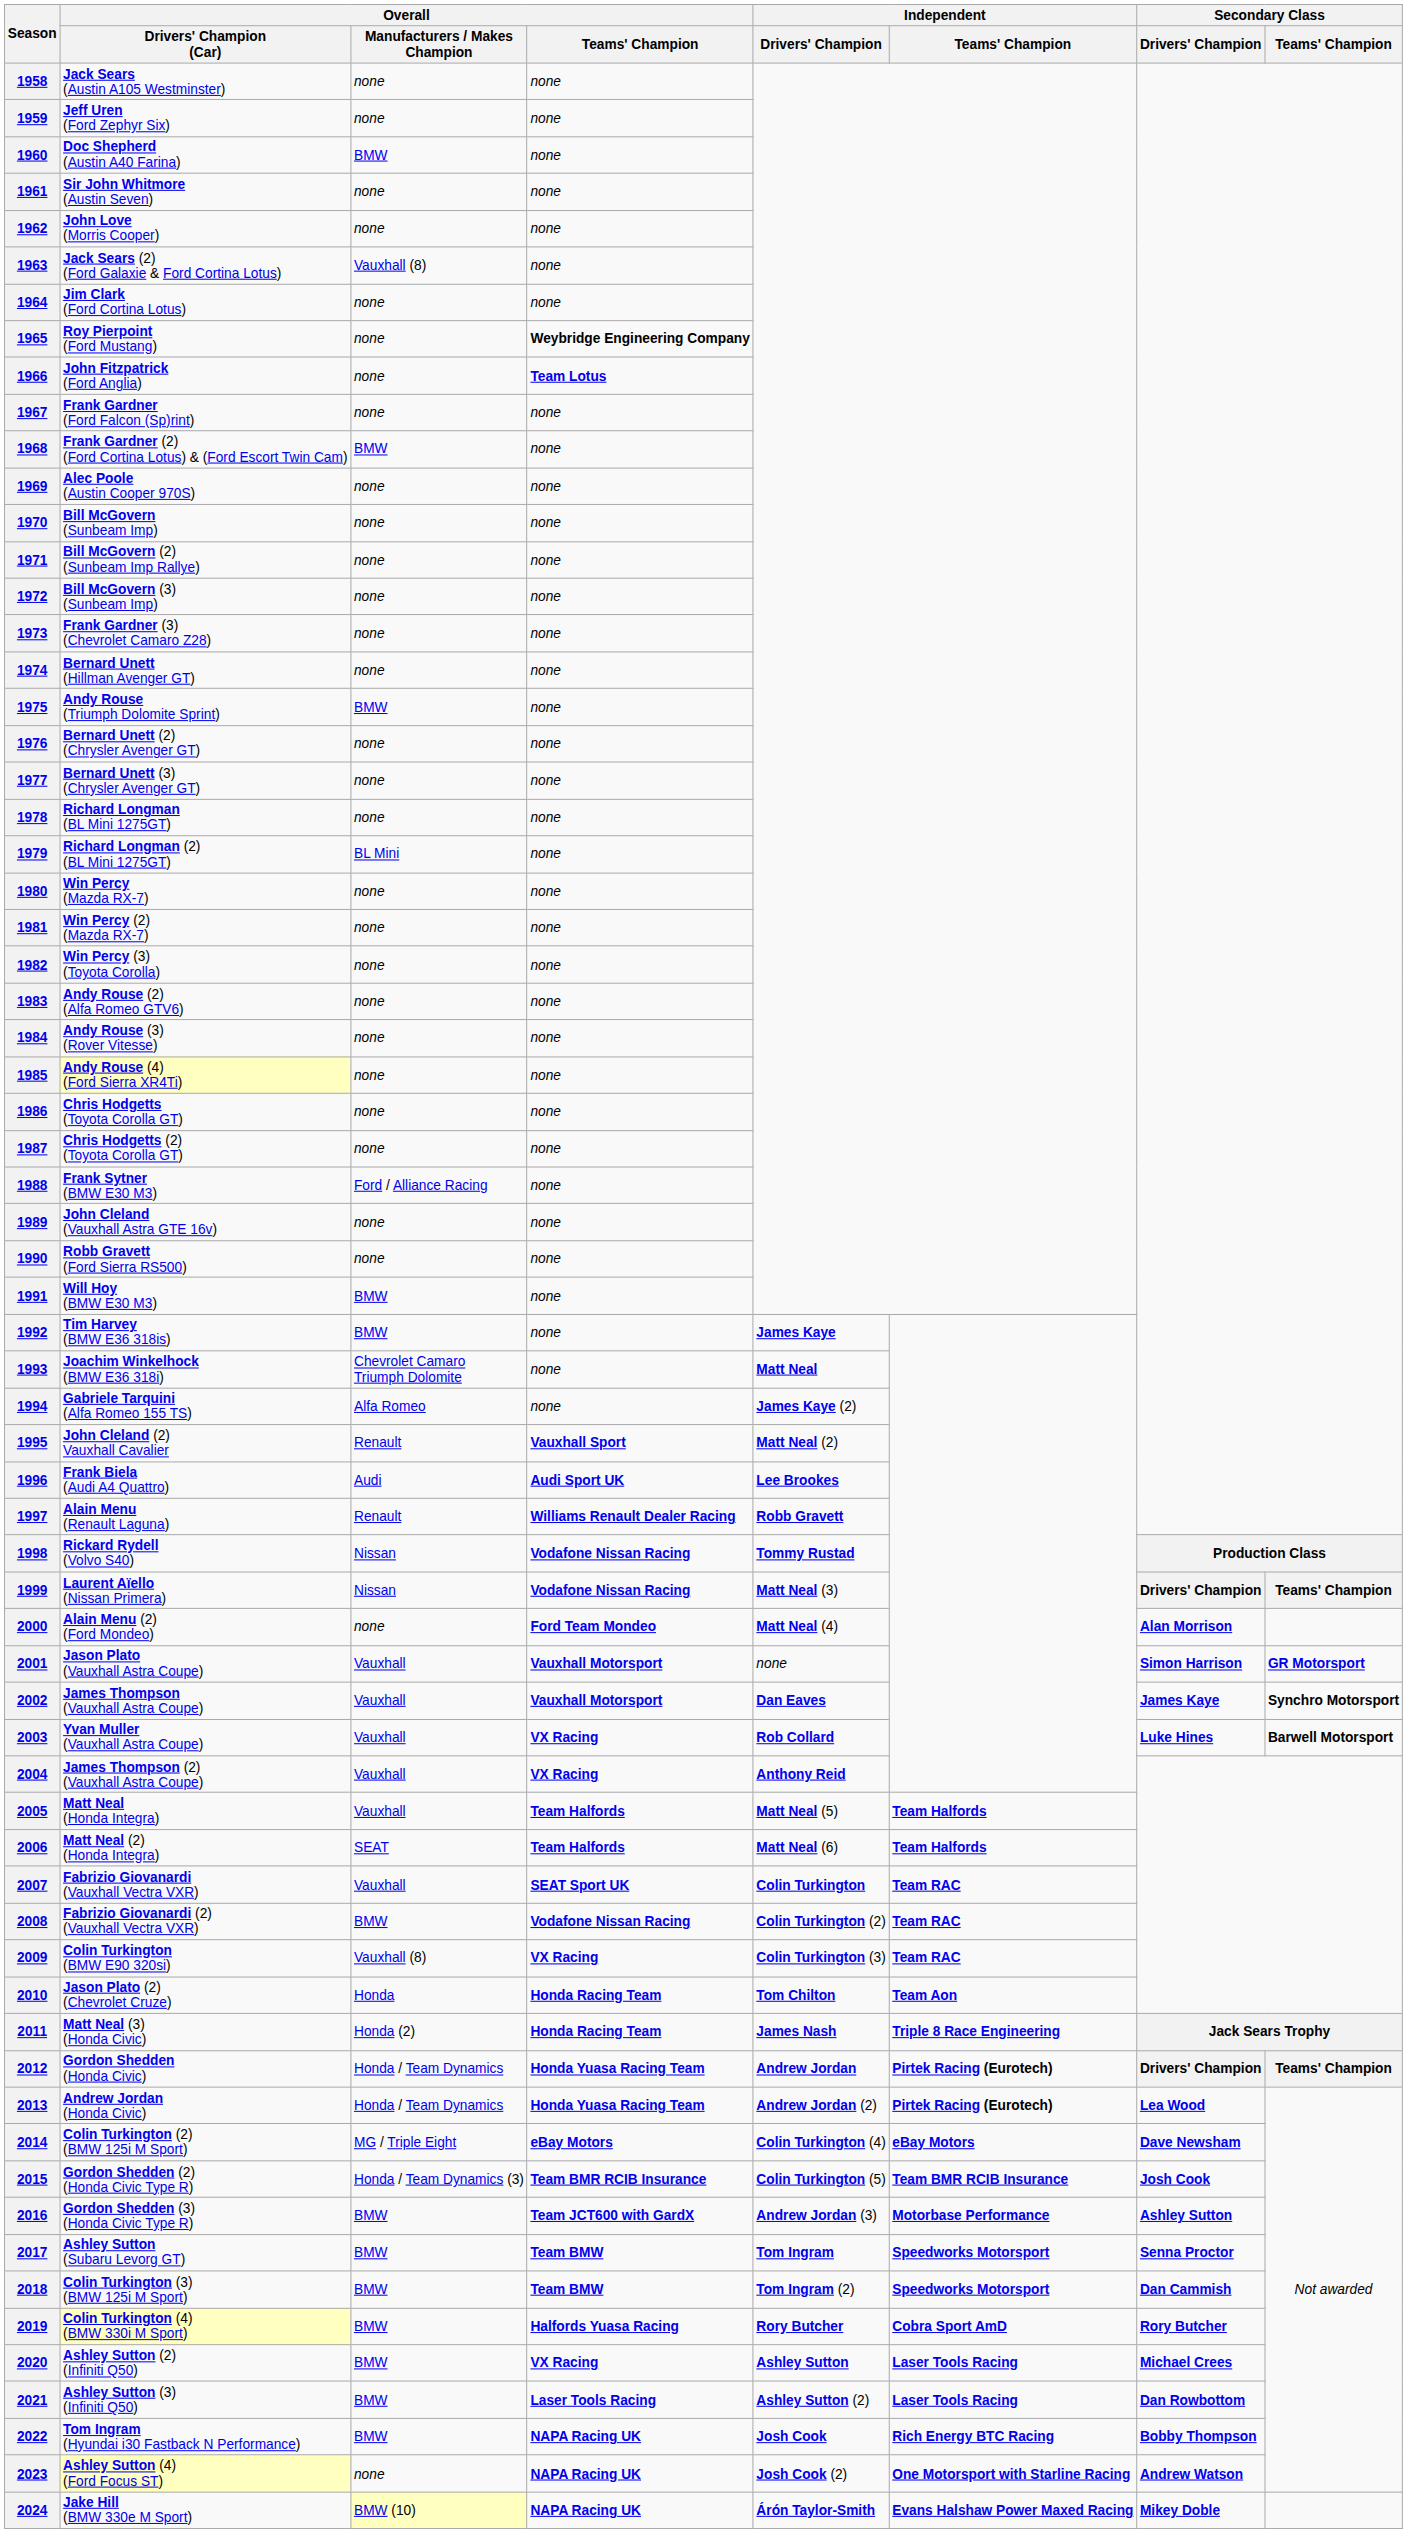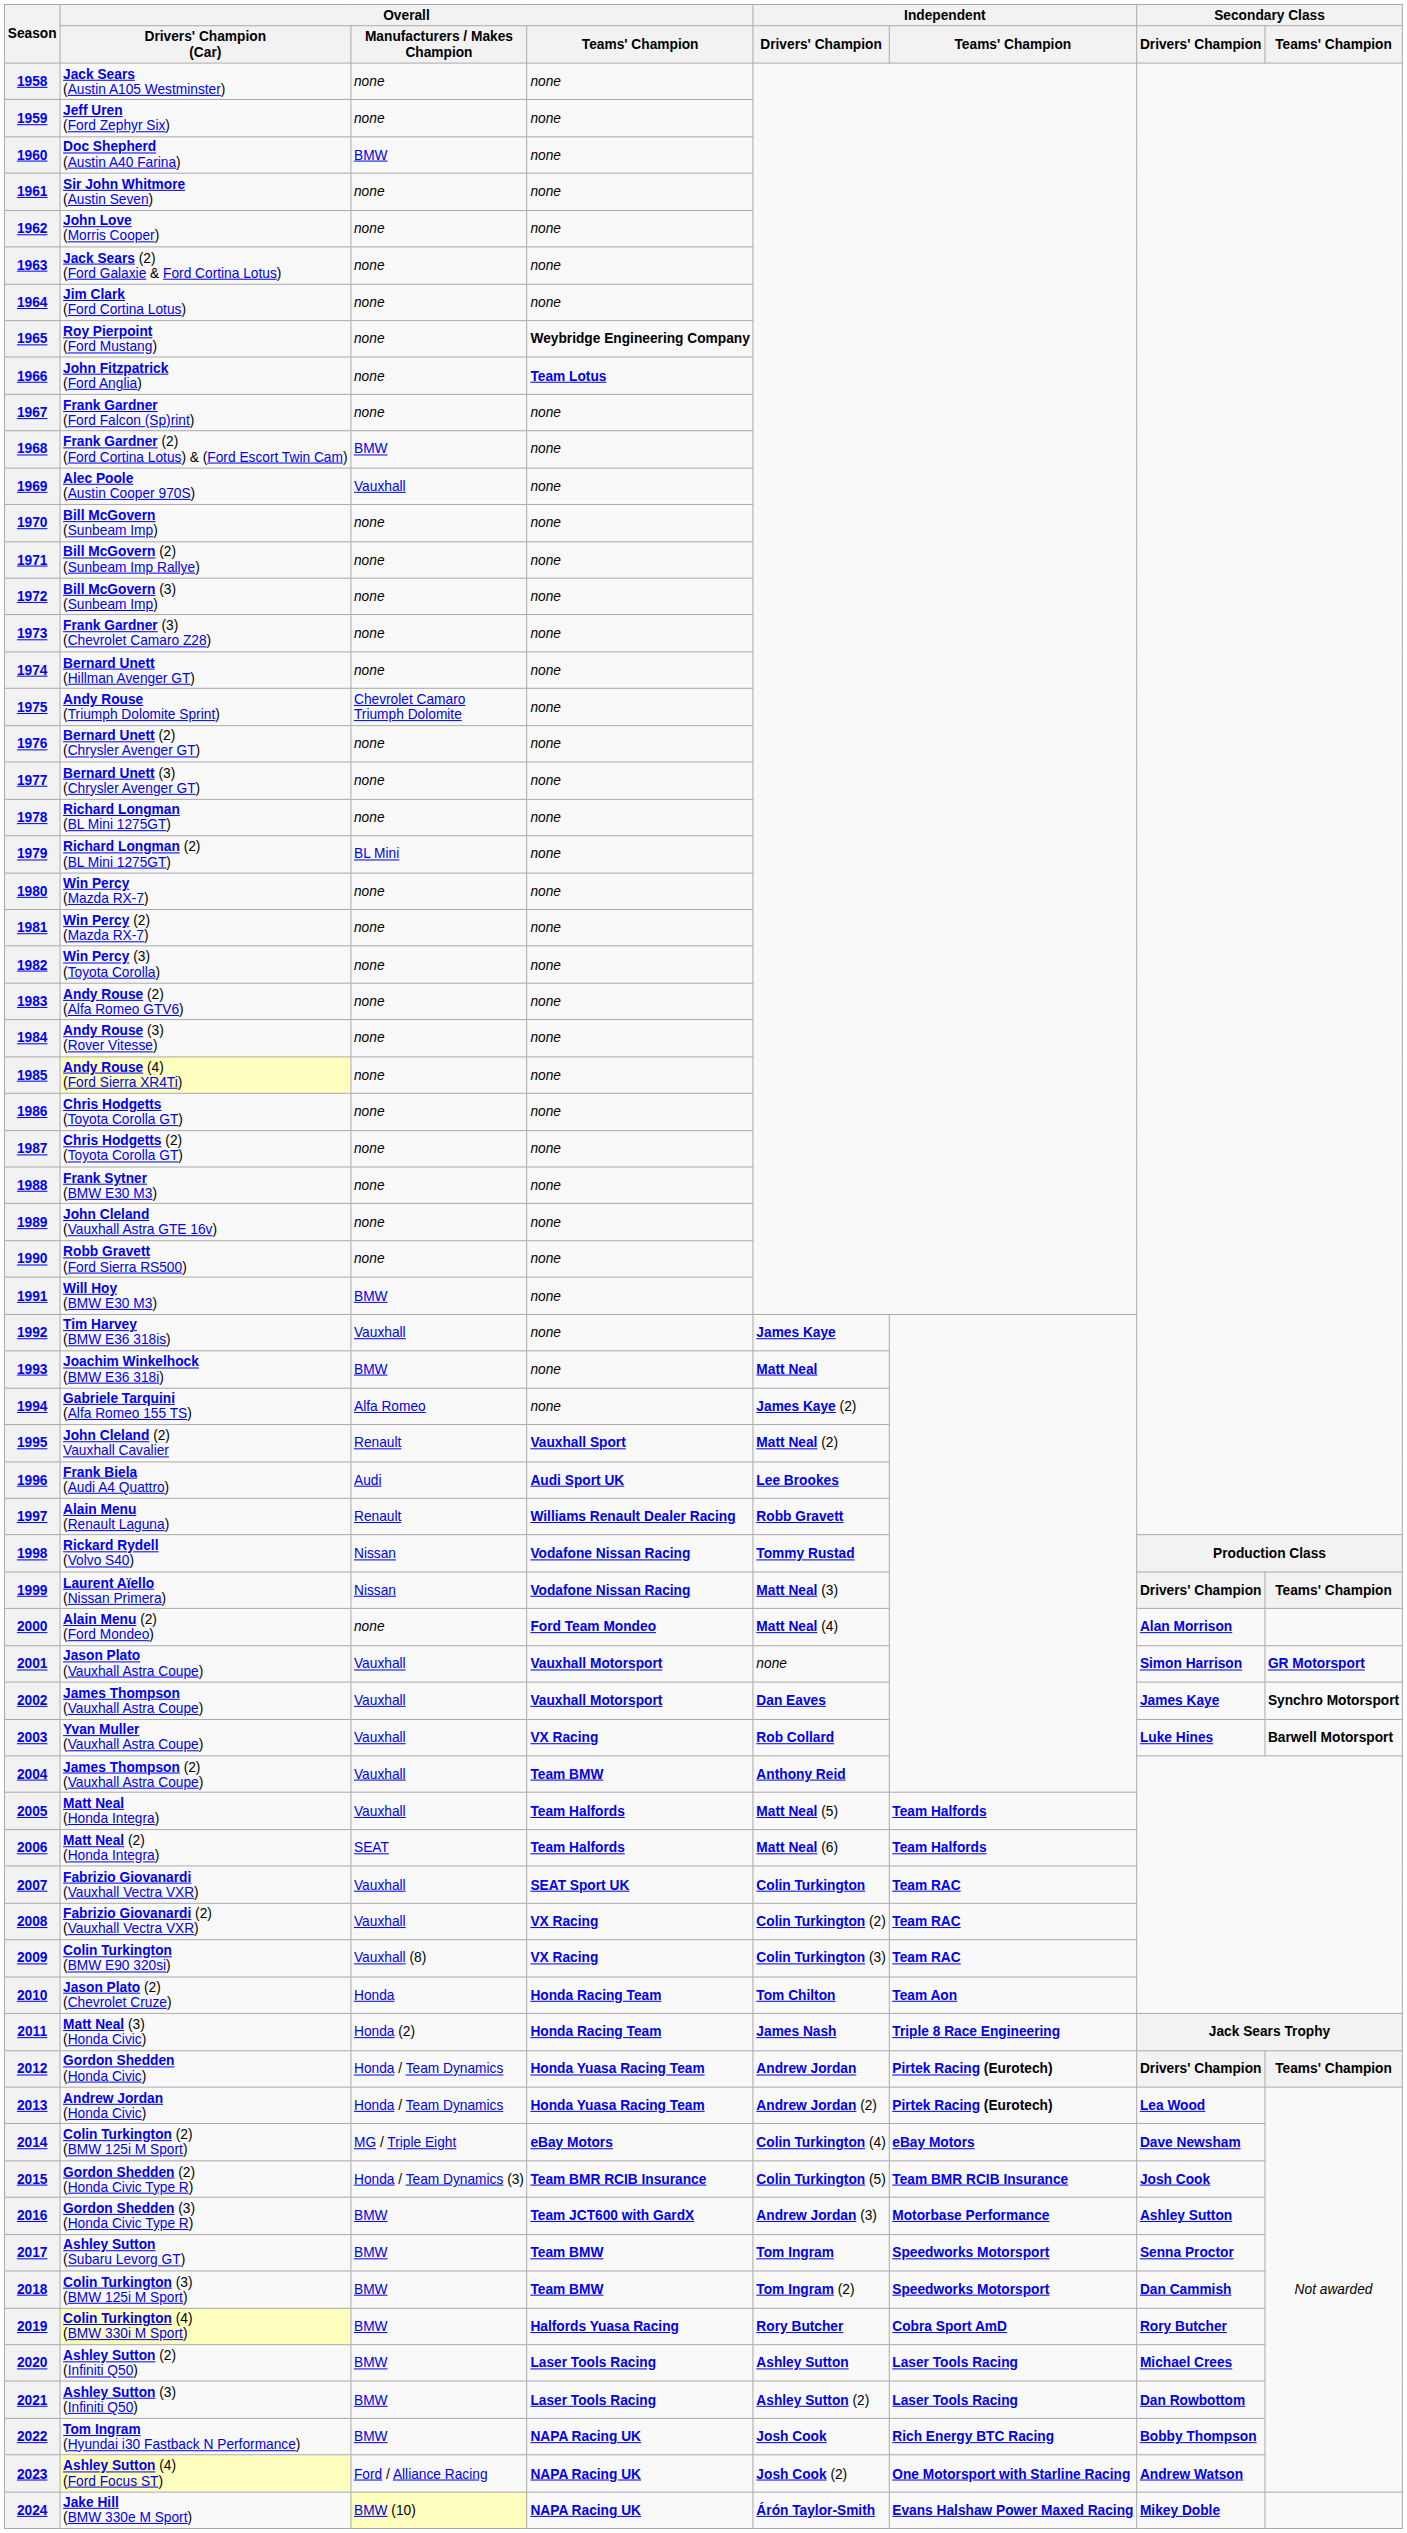(390, 265) Vauxhall (8) -> (369, 265) none
(369, 486) none -> (380, 486) Vauxhall
(371, 707) BMW -> (410, 707) Chevrolet Camaro Triumph Dolomite
(421, 1185) Ford / Alliance Racing -> (369, 1185) none
(371, 1332) BMW -> (380, 1332) Vauxhall
(410, 1369) Chevrolet Camaro Triumph Dolomite -> (371, 1369) BMW
(564, 1774) VX Racing -> (567, 1774) Team BMW
(371, 1921) BMW -> (380, 1921) Vauxhall
(610, 1921) Vodafone Nissan Racing -> (564, 1921) VX Racing
(564, 2363) VX Racing -> (593, 2363) Laser Tools Racing
(369, 2473) none -> (421, 2473) Ford / Alliance Racing
